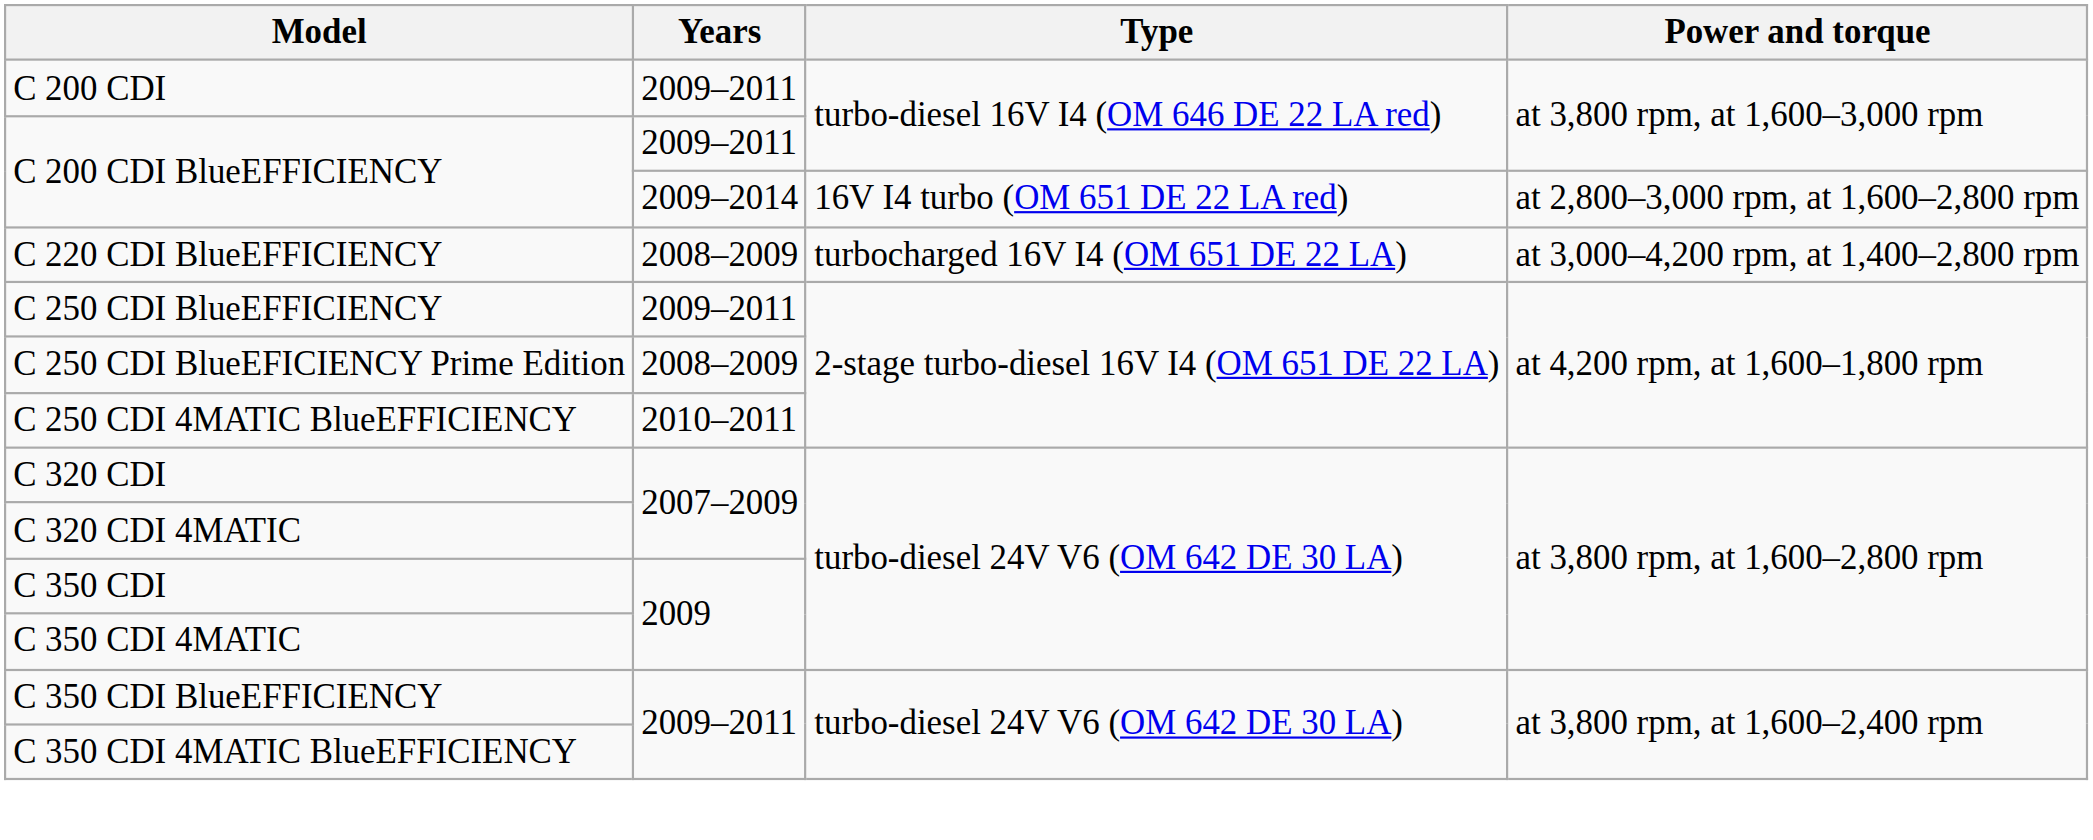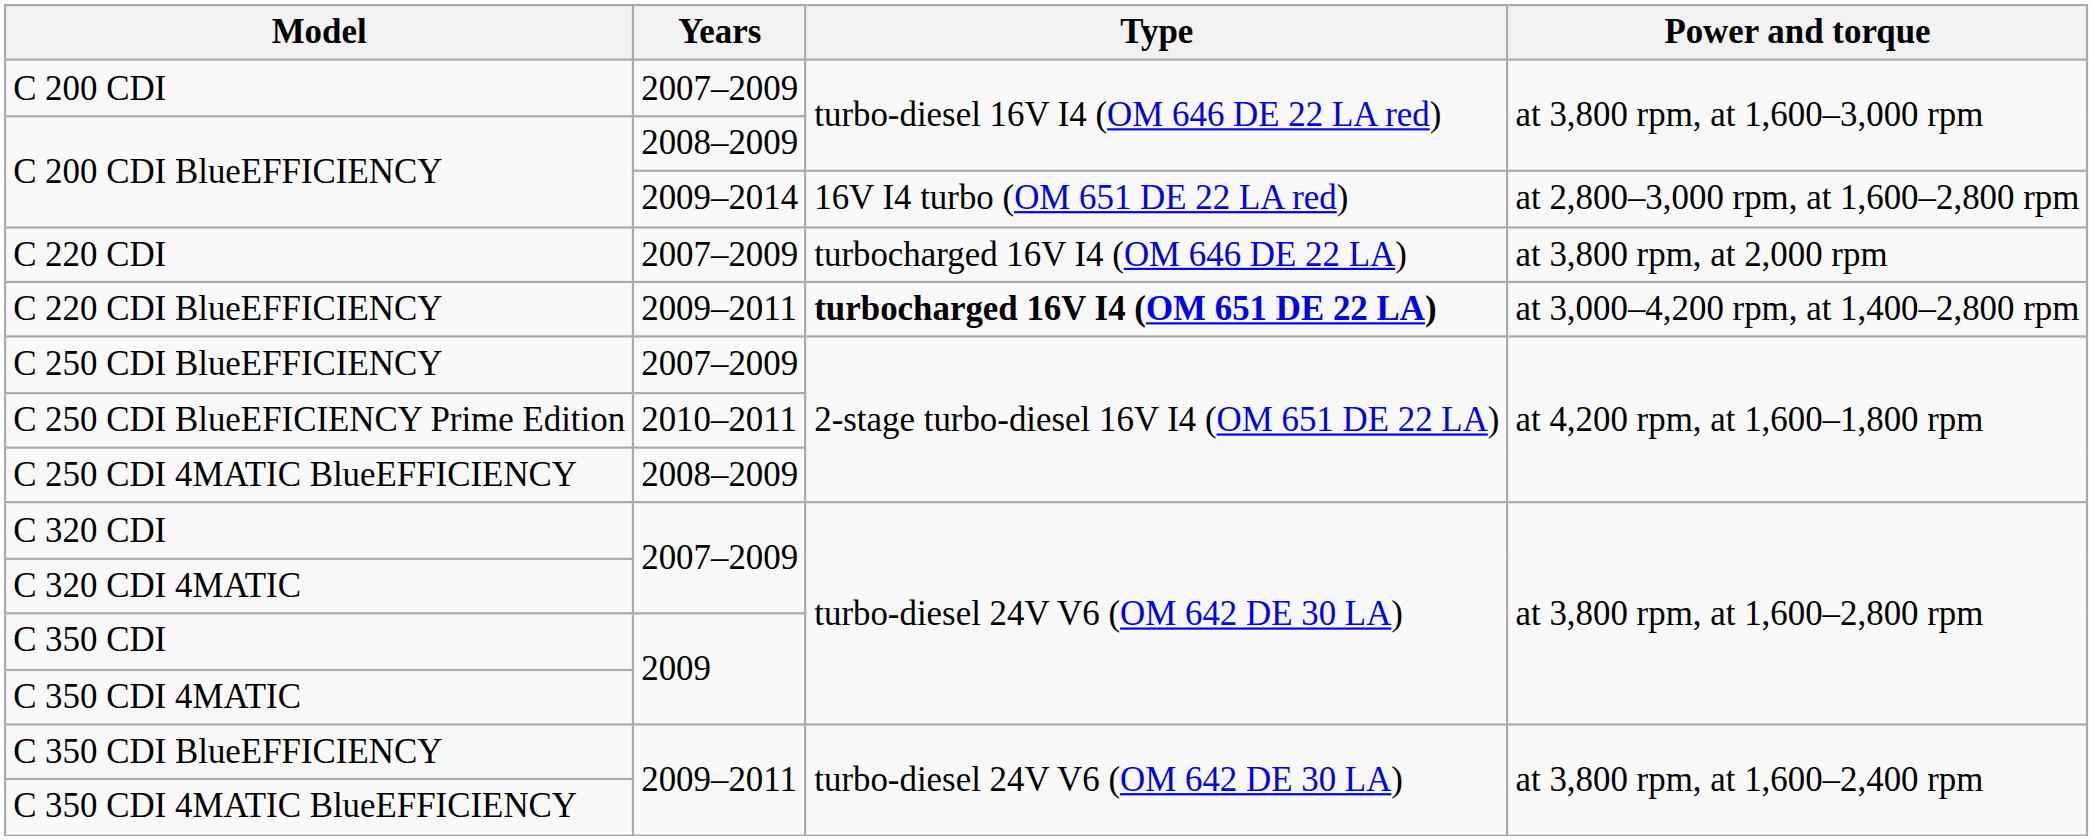(719, 87) 2009–2011 -> (720, 87) 2007–2009
(719, 142) 2009–2011 -> (720, 142) 2008–2009
+ row: (90, 253)
(720, 253) 2008–2009 -> (719, 308) 2009–2011
(1111, 253) normal -> (1125, 308) bold
(719, 308) 2009–2011 -> (720, 364) 2007–2009
(720, 364) 2008–2009 -> (719, 419) 2010–2011
(719, 419) 2010–2011 -> (720, 474) 2008–2009
